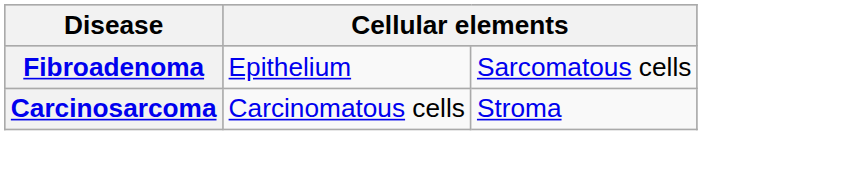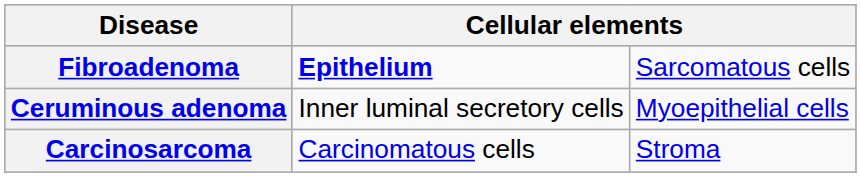(290, 66) normal -> (366, 66) bold
+ row: (149, 108)
